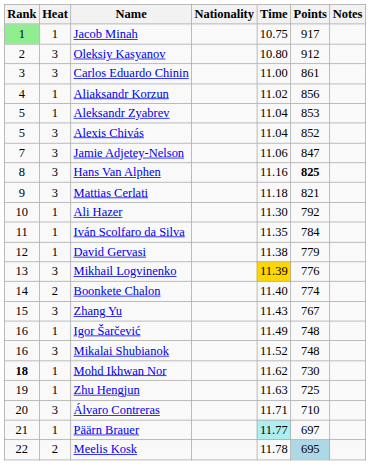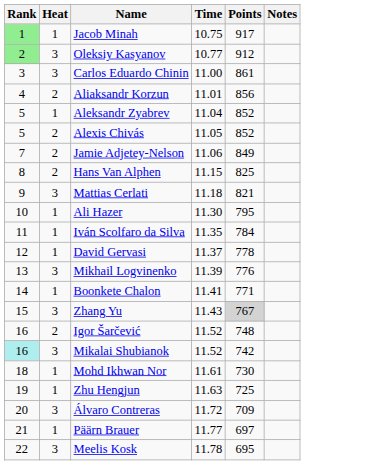- column: (224, 14)
(22, 53) no background -> (22, 53) lightgreen background
(274, 53) 10.80 -> (208, 53) 10.77
(55, 93) 1 -> (55, 93) 2
(274, 93) 11.02 -> (208, 93) 11.01
(310, 113) 853 -> (245, 113) 852
(55, 133) 3 -> (55, 133) 2
(274, 133) 11.04 -> (208, 133) 11.05
(55, 152) 3 -> (55, 152) 2
(310, 152) 847 -> (245, 152) 849
(55, 172) 3 -> (55, 172) 2
(274, 172) 11.16 -> (208, 172) 11.15
(310, 172) bold -> (245, 172) normal
(310, 212) 792 -> (245, 212) 795
(274, 251) 11.38 -> (208, 251) 11.37
(310, 251) 779 -> (245, 251) 778
(274, 271) gold background -> (208, 271) no background
(55, 291) 2 -> (55, 291) 1
(274, 291) 11.40 -> (208, 291) 11.41
(310, 291) 774 -> (245, 291) 771
(310, 311) no background -> (245, 311) lightgrey background
(55, 331) 1 -> (55, 331) 2
(274, 331) 11.49 -> (208, 331) 11.52
(22, 350) no background -> (22, 350) paleturquoise background
(310, 350) 748 -> (245, 350) 742
(22, 370) bold -> (22, 370) normal
(274, 370) 11.62 -> (208, 370) 11.61
(274, 410) 11.71 -> (208, 410) 11.72
(310, 410) 710 -> (245, 410) 709
(274, 430) paleturquoise background -> (208, 430) no background
(55, 449) 2 -> (55, 449) 3
(310, 449) lightblue background -> (245, 449) no background
